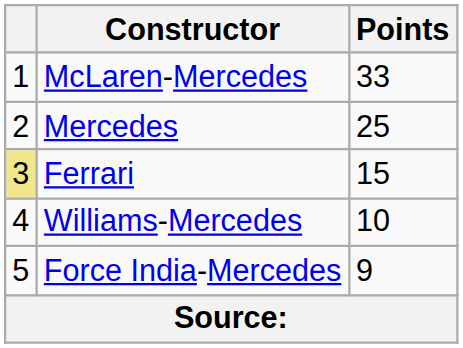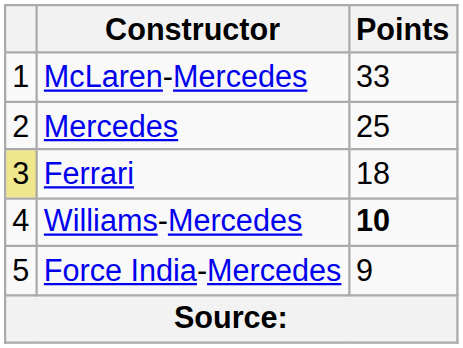(373, 174) 15 -> (373, 174) 18
(373, 222) normal -> (373, 222) bold
